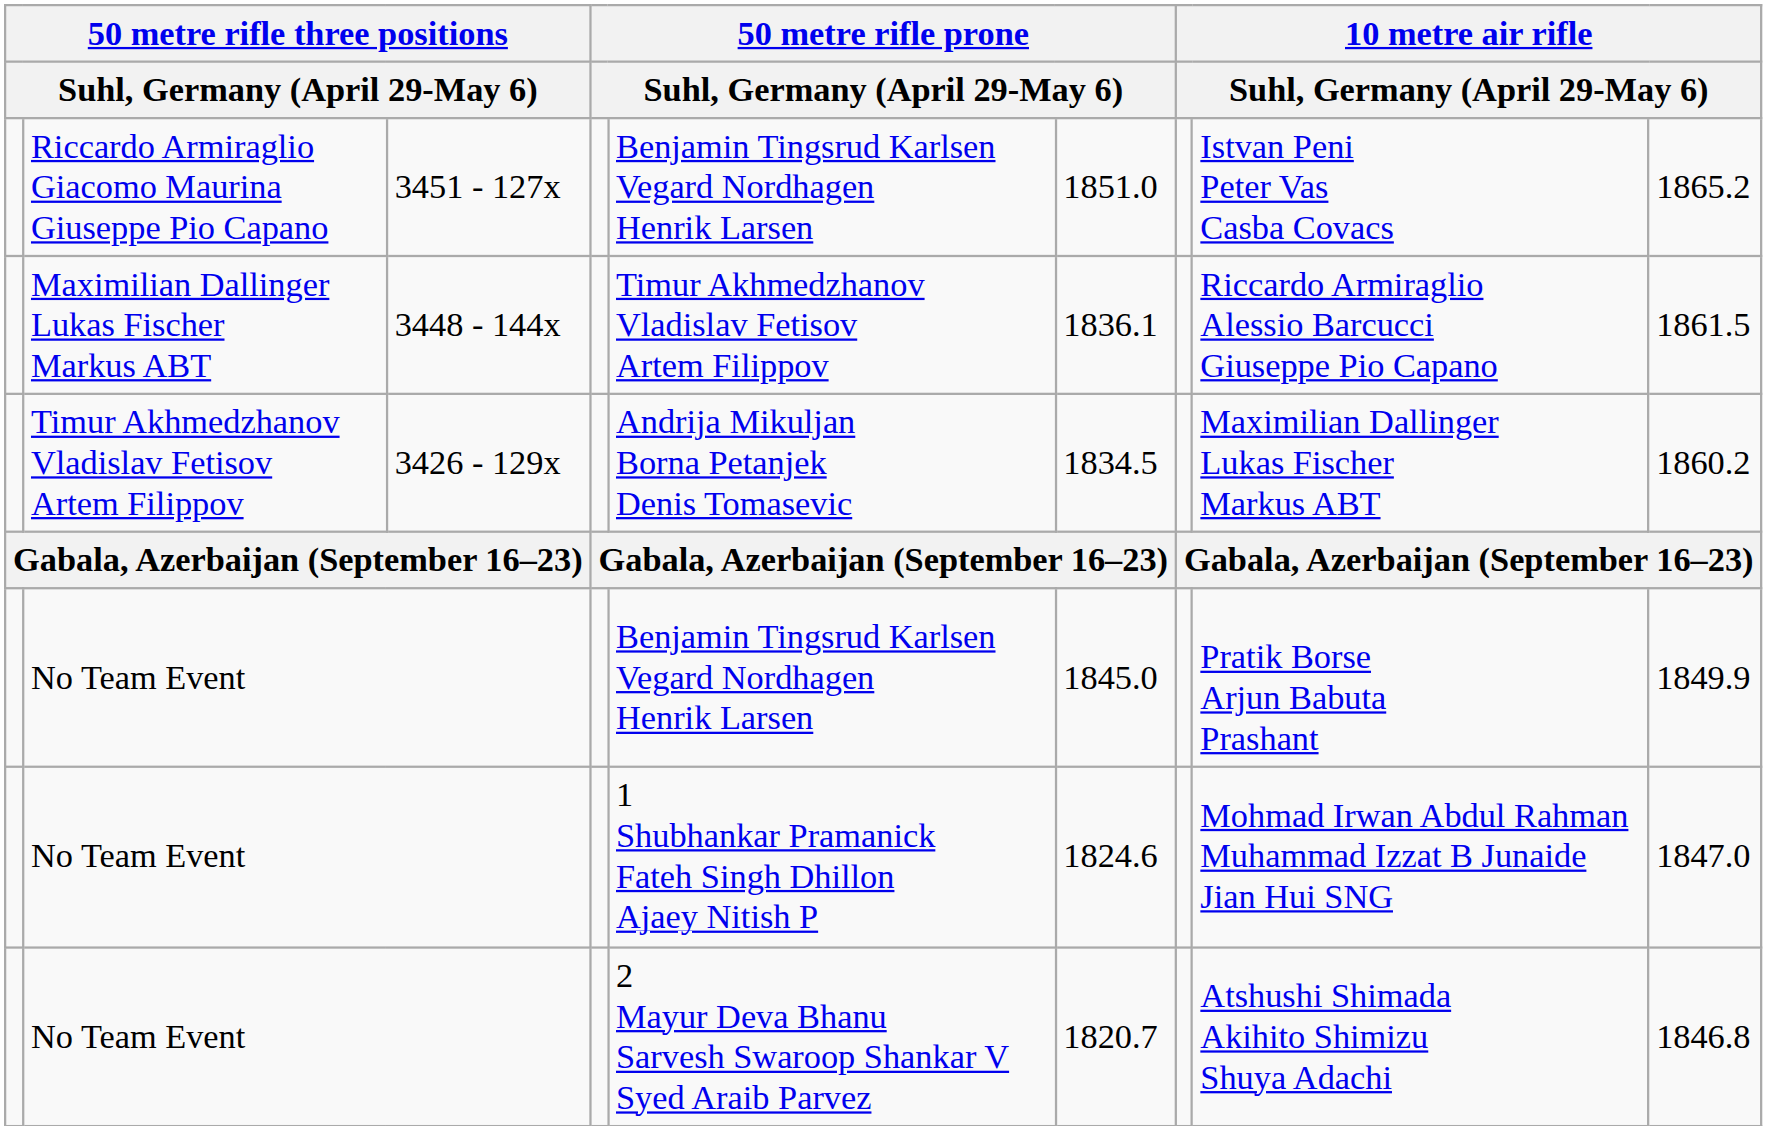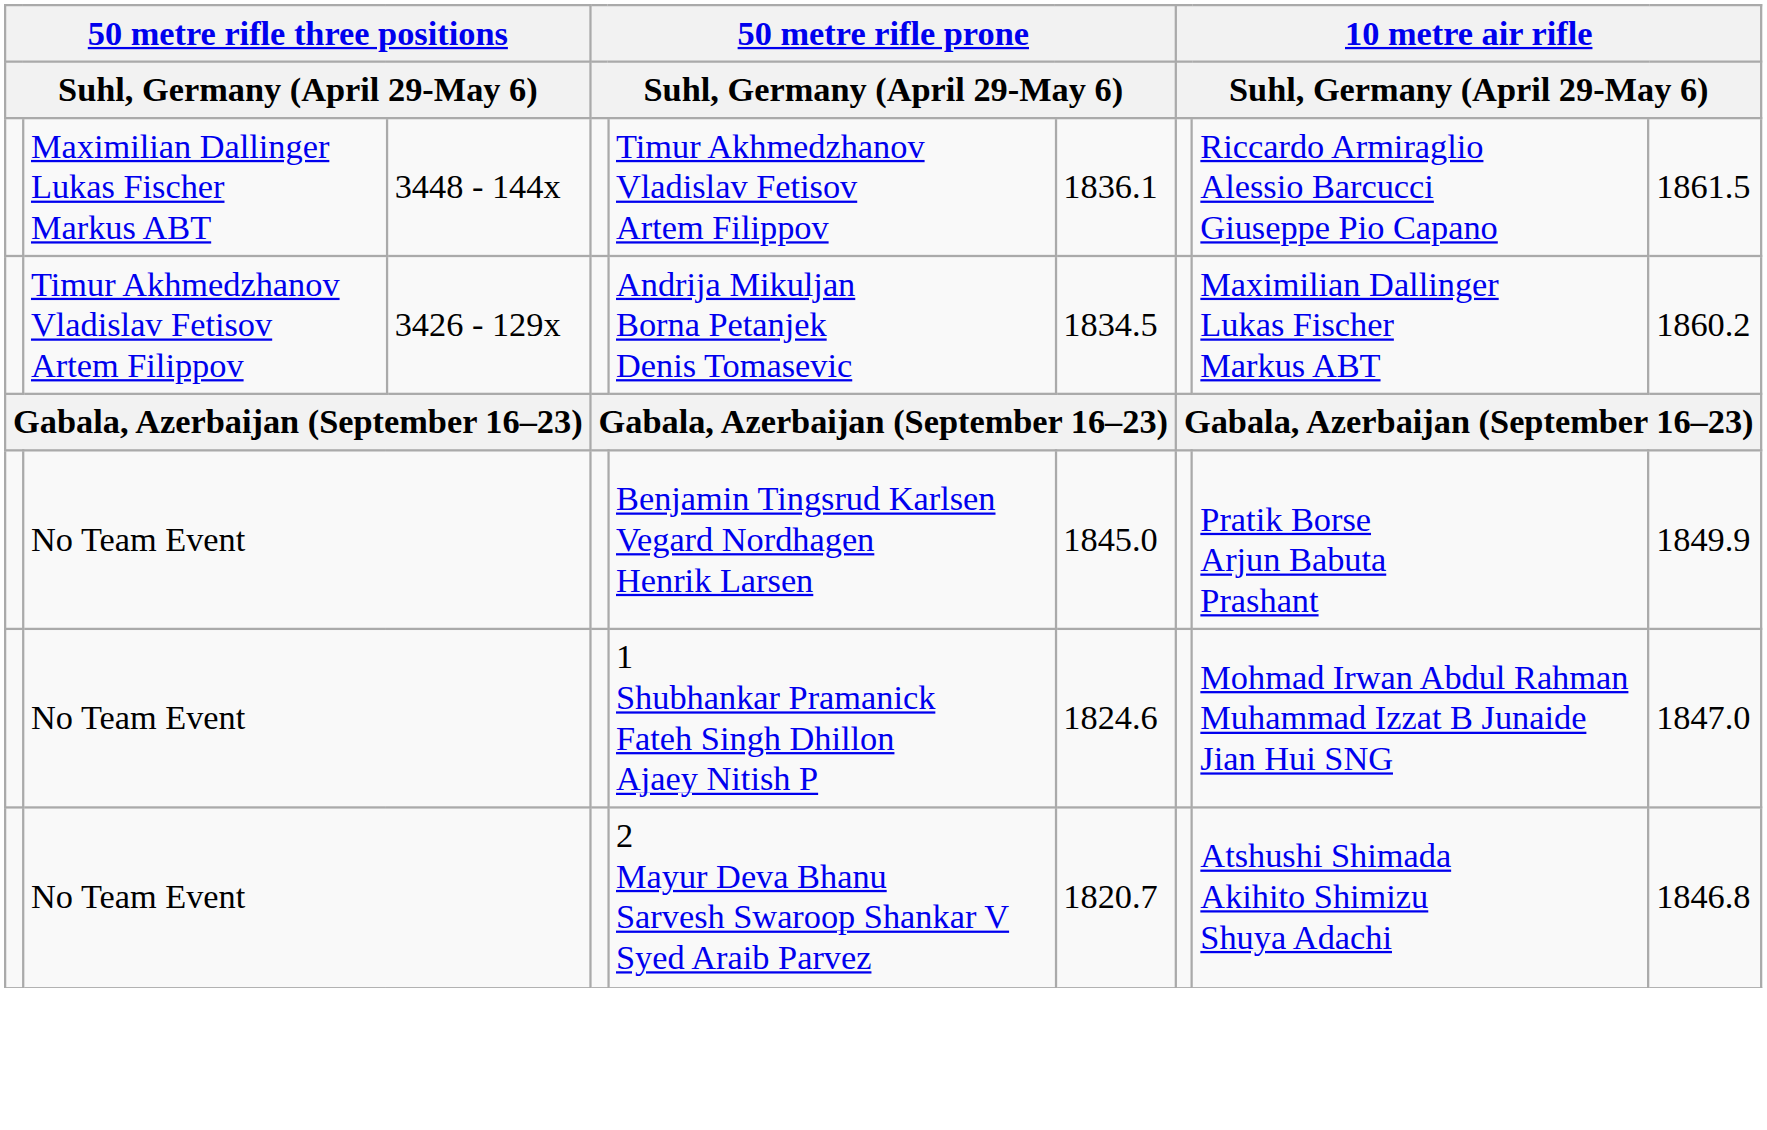- row: (180, 186)
